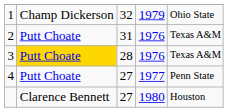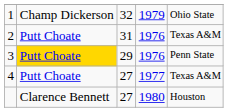(126, 55) 28 -> (126, 55) 29
(195, 55) Texas A&M -> (192, 55) Penn State
(192, 76) Penn State -> (195, 76) Texas A&M
